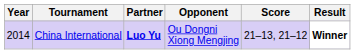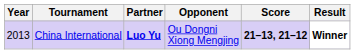(18, 35) 2014 -> (18, 35) 2013
(276, 35) normal -> (276, 35) bold
